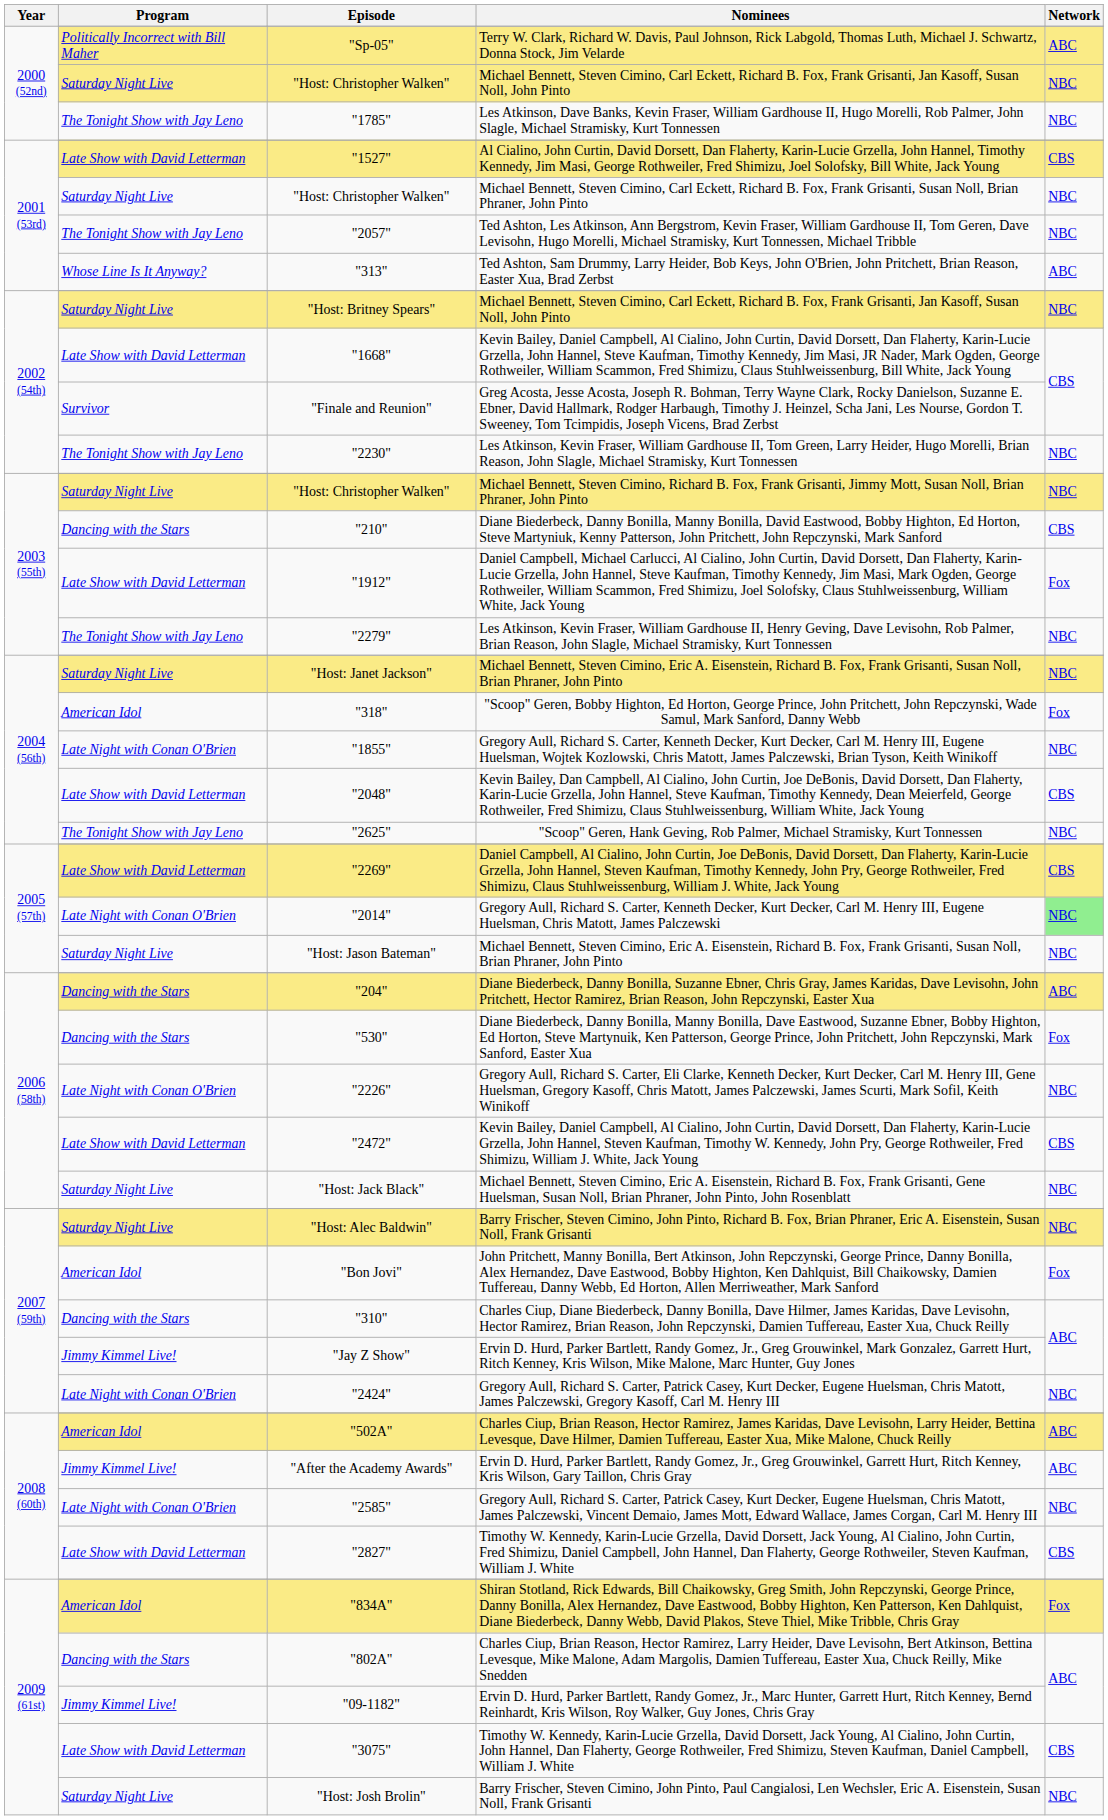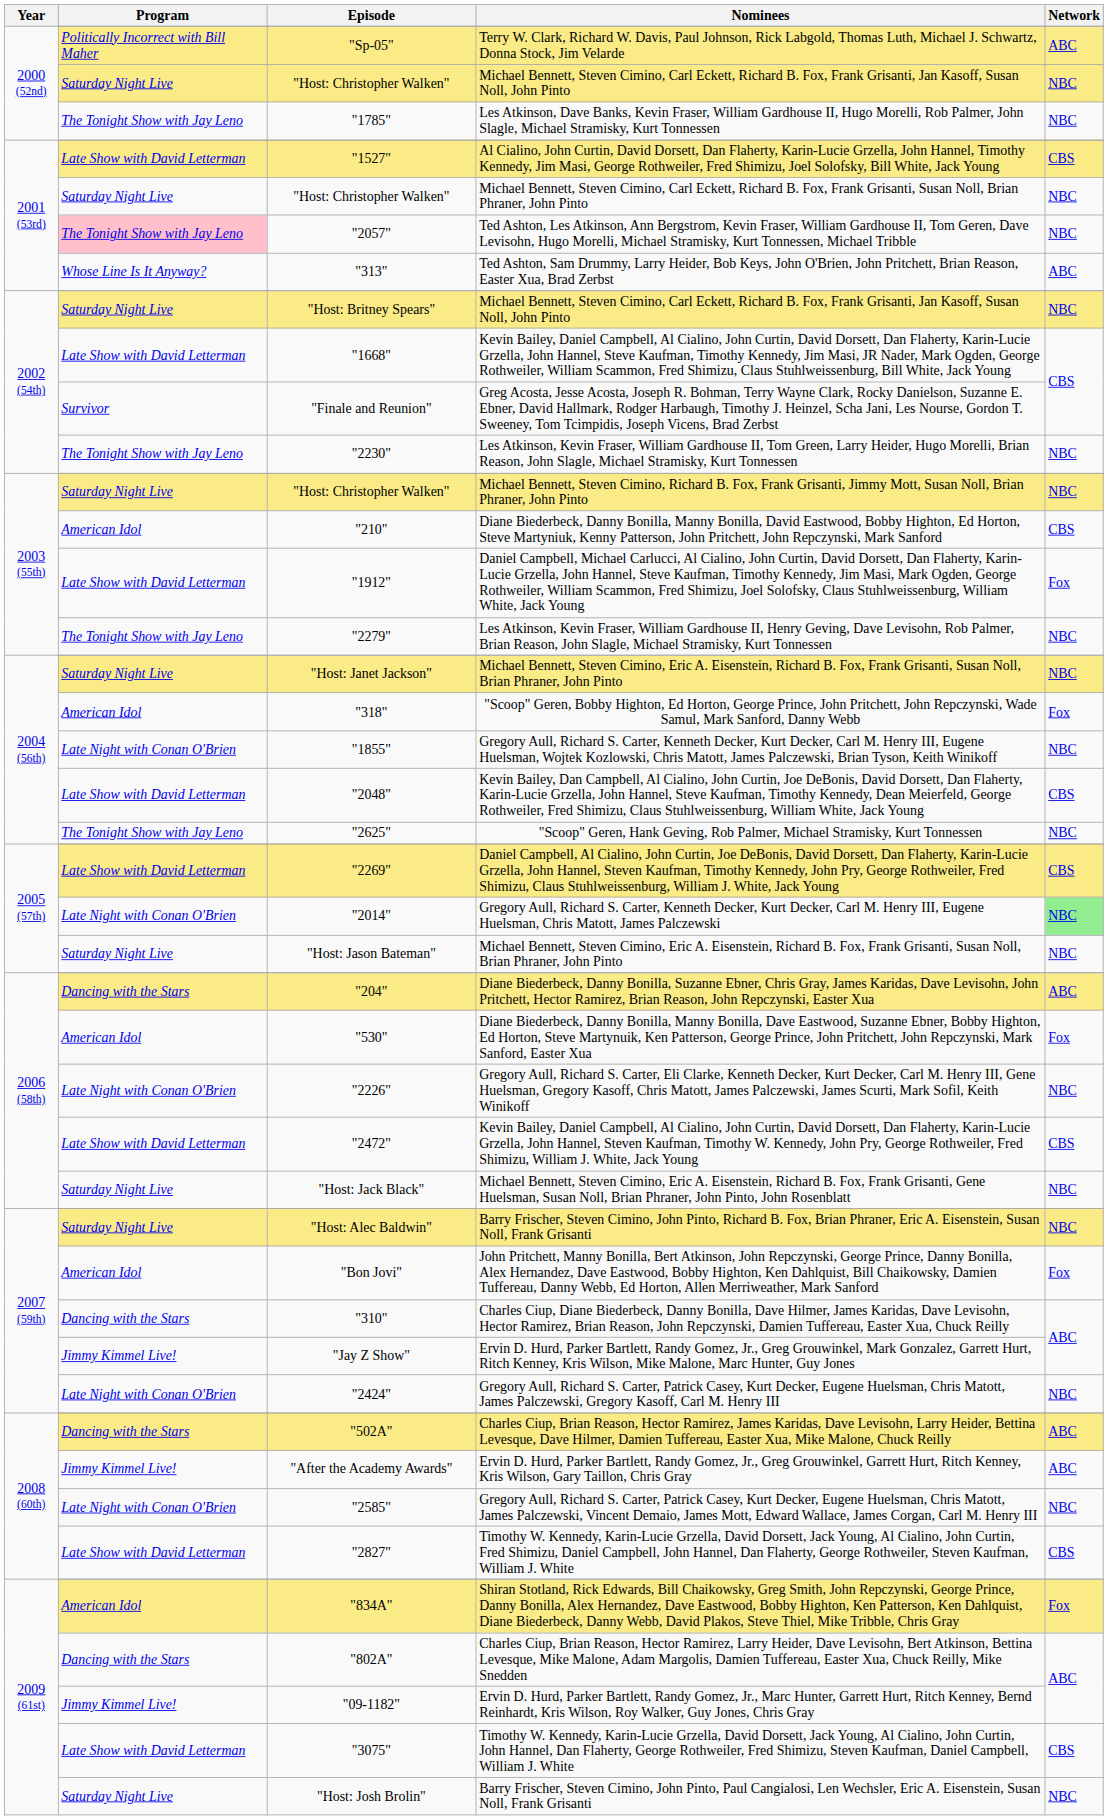(152, 234) no background -> (152, 234) pink background
(125, 529) Dancing with the Stars -> (101, 529) American Idol
(125, 1037) Dancing with the Stars -> (101, 1037) American Idol
(101, 1431) American Idol -> (125, 1431) Dancing with the Stars
